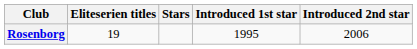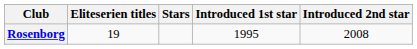(356, 34) 2006 -> (356, 34) 2008
